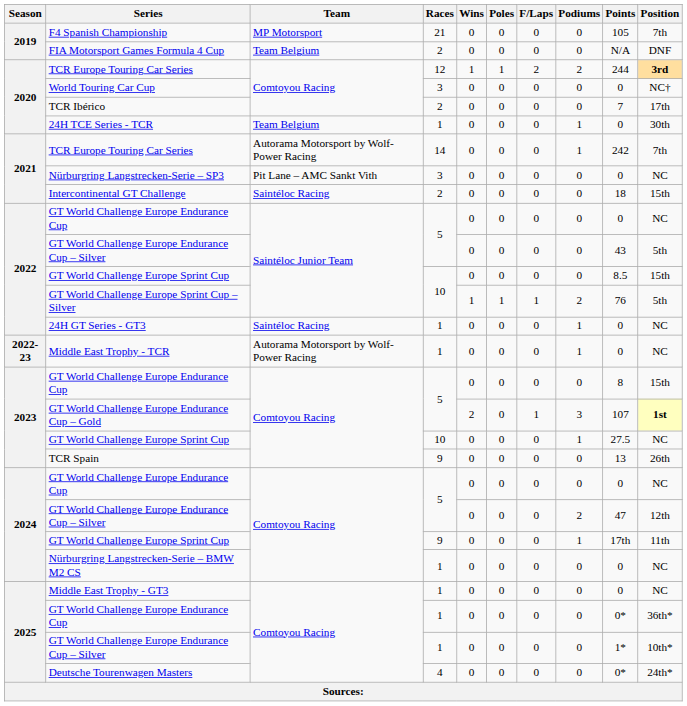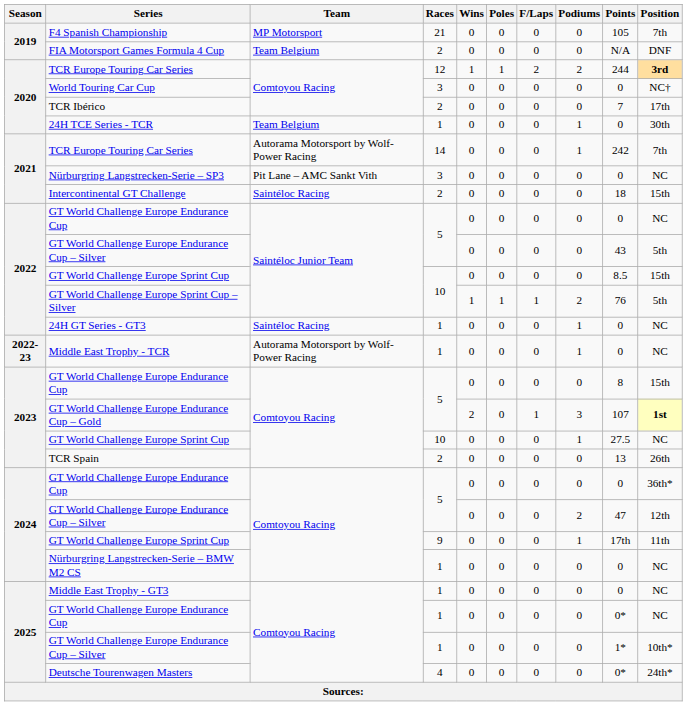(440, 458) 9 -> (440, 458) 2
(660, 484) NC -> (660, 484) 36th*
(660, 616) 36th* -> (660, 616) NC
